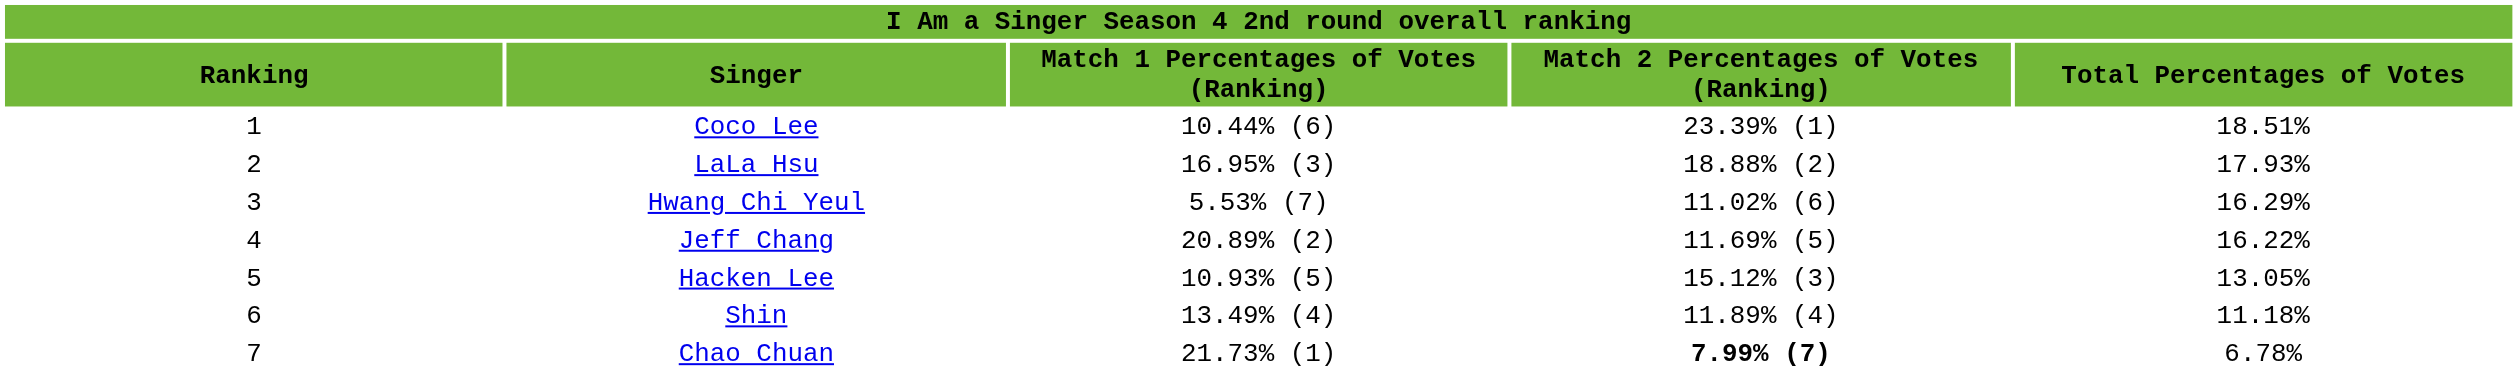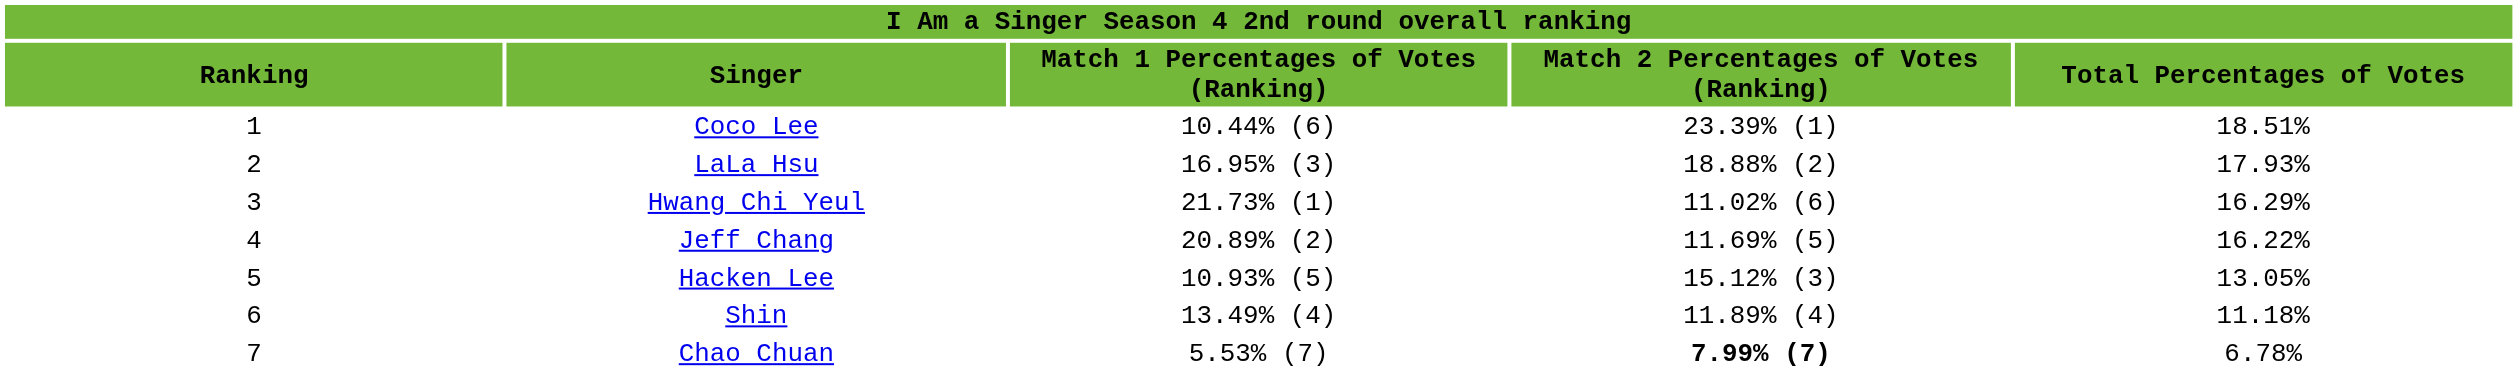(1259, 203) 5.53% (7) -> (1259, 203) 21.73% (1)
(1259, 354) 21.73% (1) -> (1259, 354) 5.53% (7)
